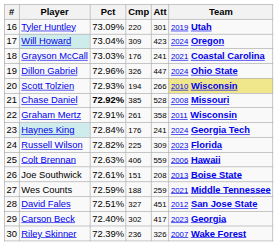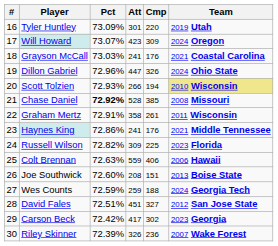columns swapped: (139, 12) <-> (160, 12)
(108, 42) 73.04% -> (108, 42) 73.07%
(108, 130) 72.84% -> (108, 130) 72.86%
(210, 130) 2024 Georgia Tech -> (221, 130) 2021 Middle Tennessee
(108, 175) 72.61% -> (108, 175) 72.60%
(221, 190) 2021 Middle Tennessee -> (210, 190) 2024 Georgia Tech
(108, 219) 72.40% -> (108, 219) 72.42%
